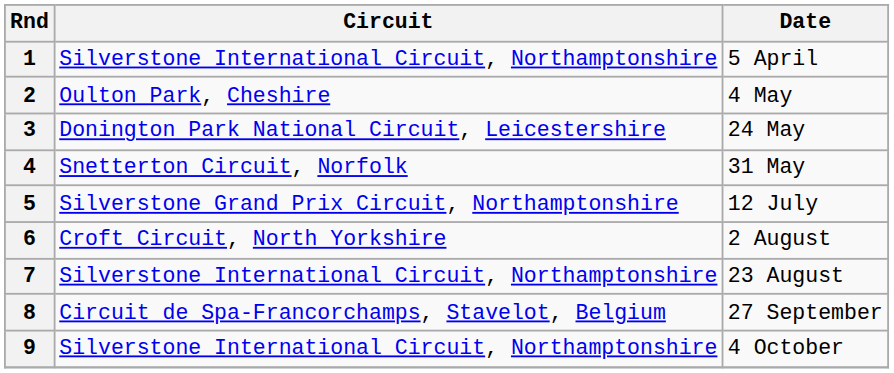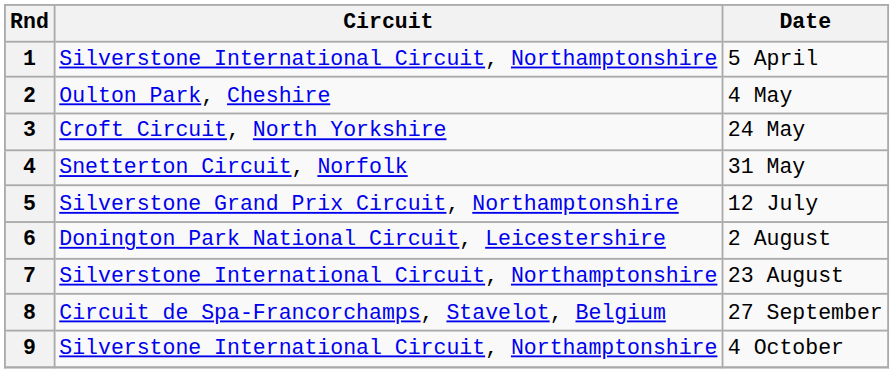(363, 131) Donington Park National Circuit, Leicestershire -> (253, 131) Croft Circuit, North Yorkshire
(253, 240) Croft Circuit, North Yorkshire -> (363, 240) Donington Park National Circuit, Leicestershire
